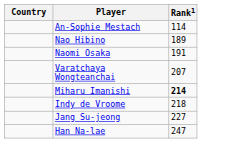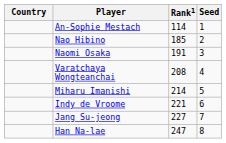+ column: (209, 12)
(179, 40) 189 -> (179, 40) 185
(179, 72) 207 -> (179, 72) 208
(179, 91) bold -> (179, 91) normal
(179, 104) 218 -> (179, 104) 221
